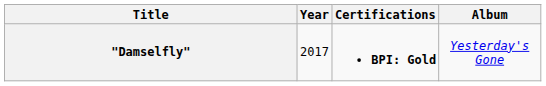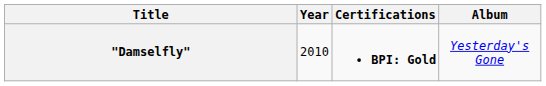(314, 53) 2017 -> (314, 53) 2010
